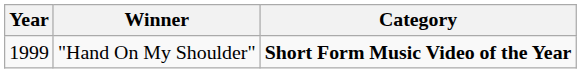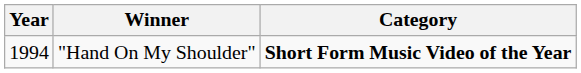(29, 51) 1999 -> (29, 51) 1994
